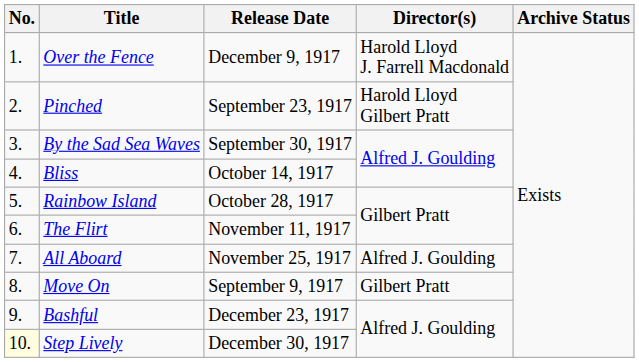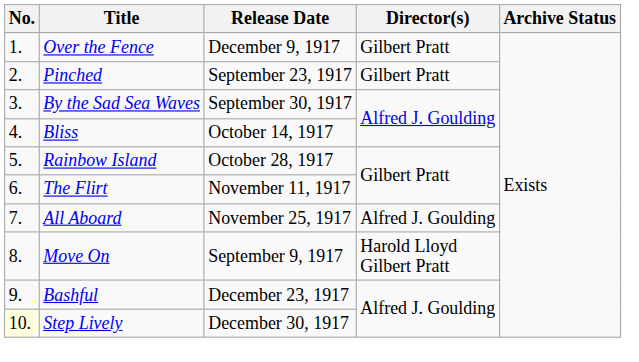(435, 57) Harold Lloyd J. Farrell Macdonald -> (405, 47) Gilbert Pratt
(409, 105) Harold Lloyd Gilbert Pratt -> (405, 75) Gilbert Pratt
(405, 286) Gilbert Pratt -> (409, 256) Harold Lloyd Gilbert Pratt
